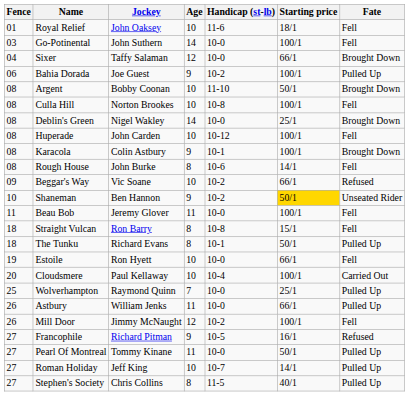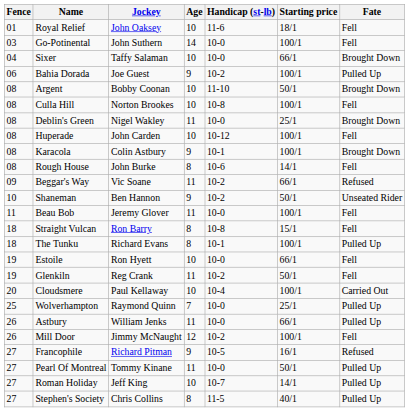(191, 58) 12 -> (191, 58) 10
(191, 120) 14 -> (191, 120) 11
(191, 182) 10 -> (191, 182) 11
(288, 197) gold background -> (288, 197) no background
(288, 244) 50/1 -> (291, 244) 100/1
+ row: (53, 275)
